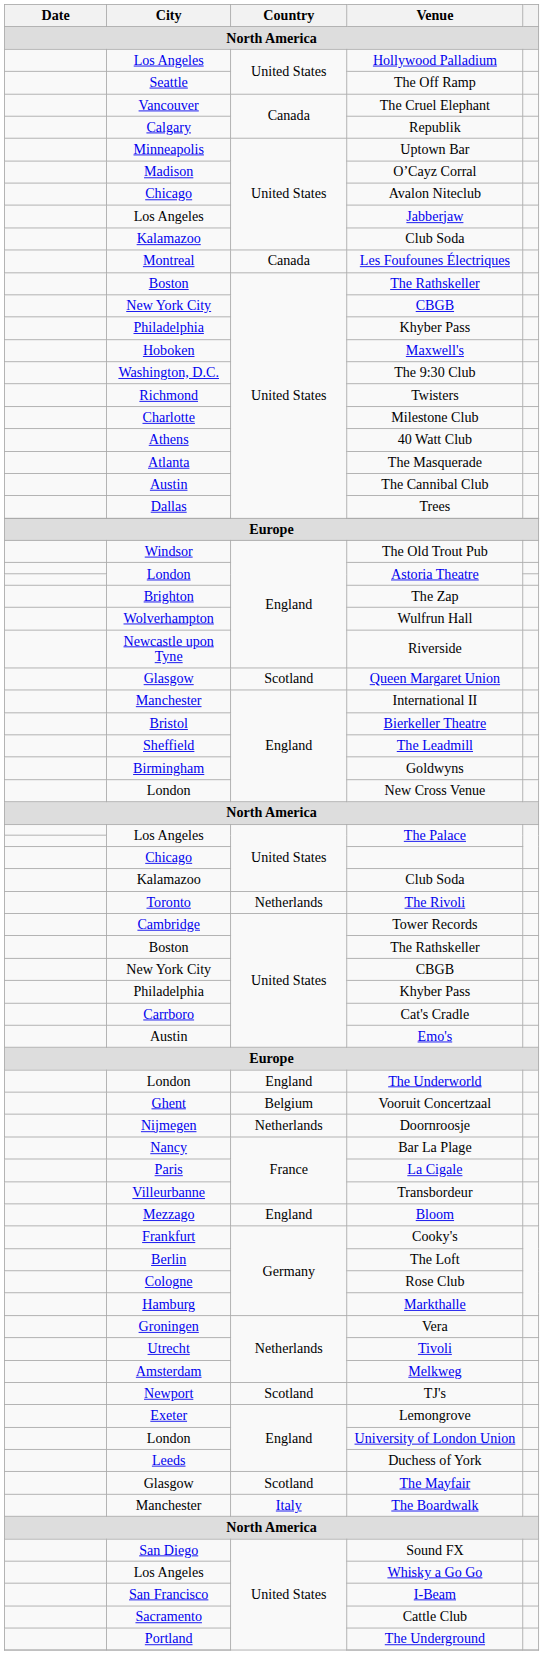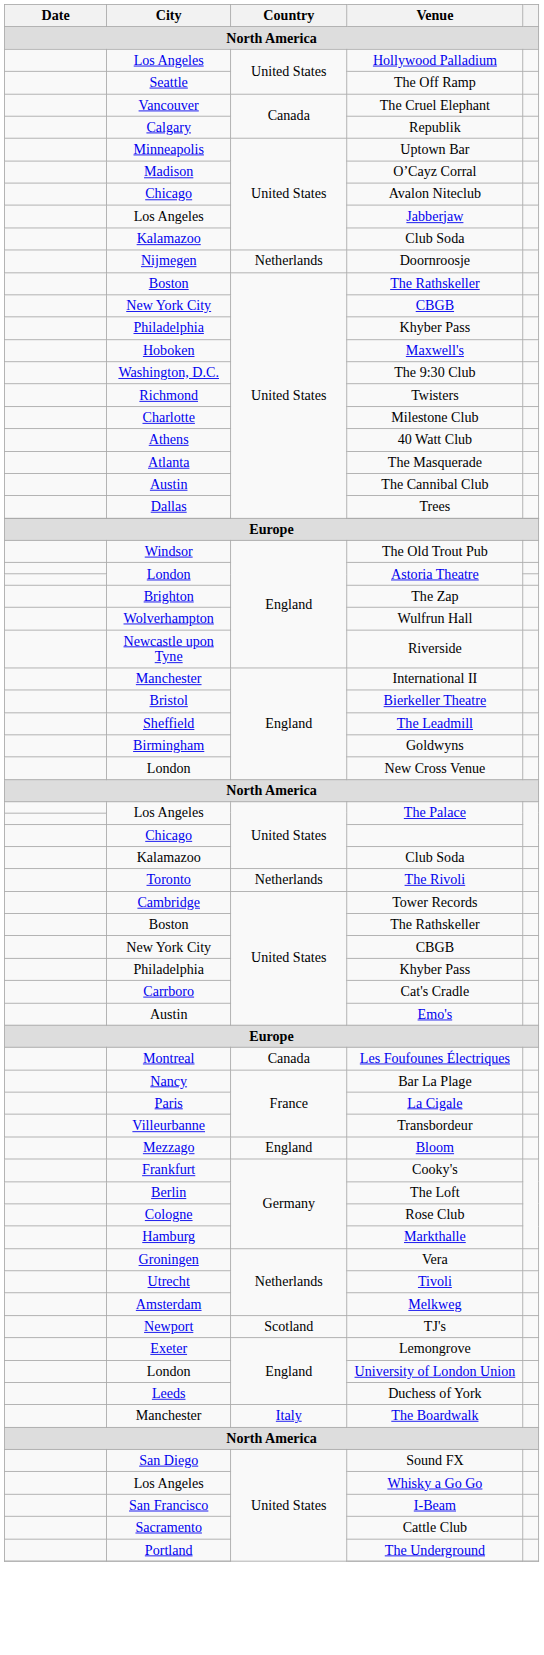rows swapped: (169, 261) <-> (169, 1125)
- row: (169, 679)
- row: (169, 1081)
- row: (169, 1103)
- row: (169, 1482)
